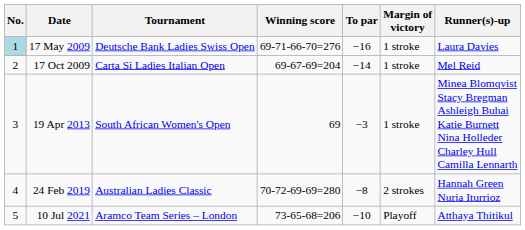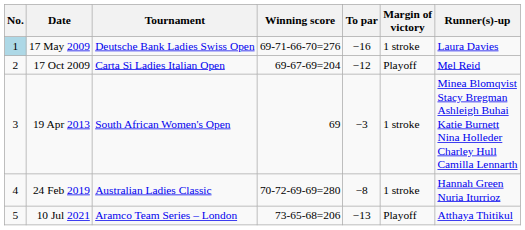(362, 65) −14 -> (362, 65) −12
(401, 65) 1 stroke -> (400, 65) Playoff
(404, 190) 2 strokes -> (401, 190) 1 stroke
(362, 216) −10 -> (362, 216) −13
